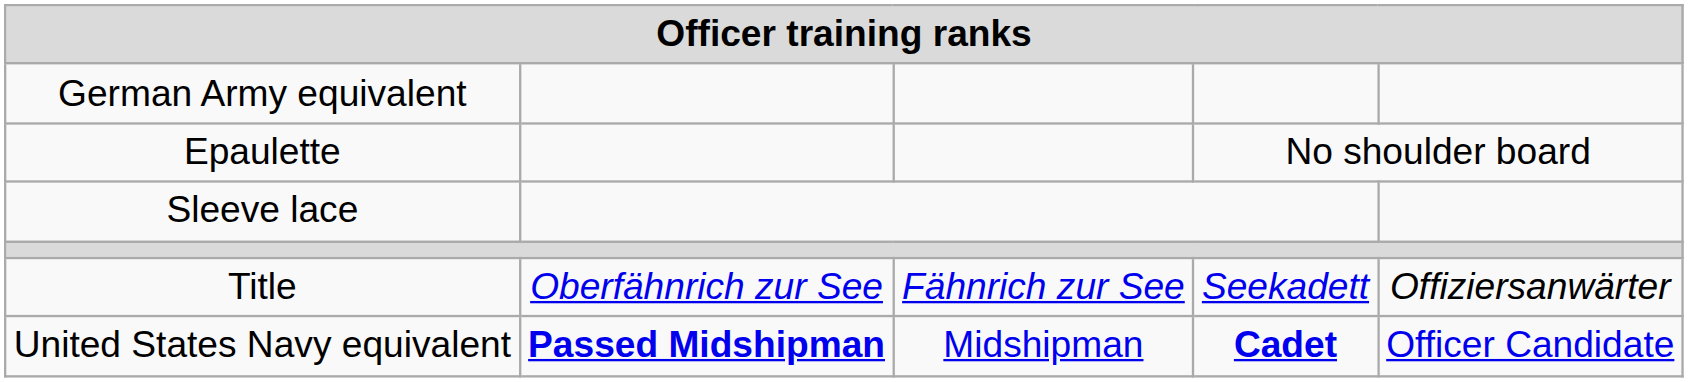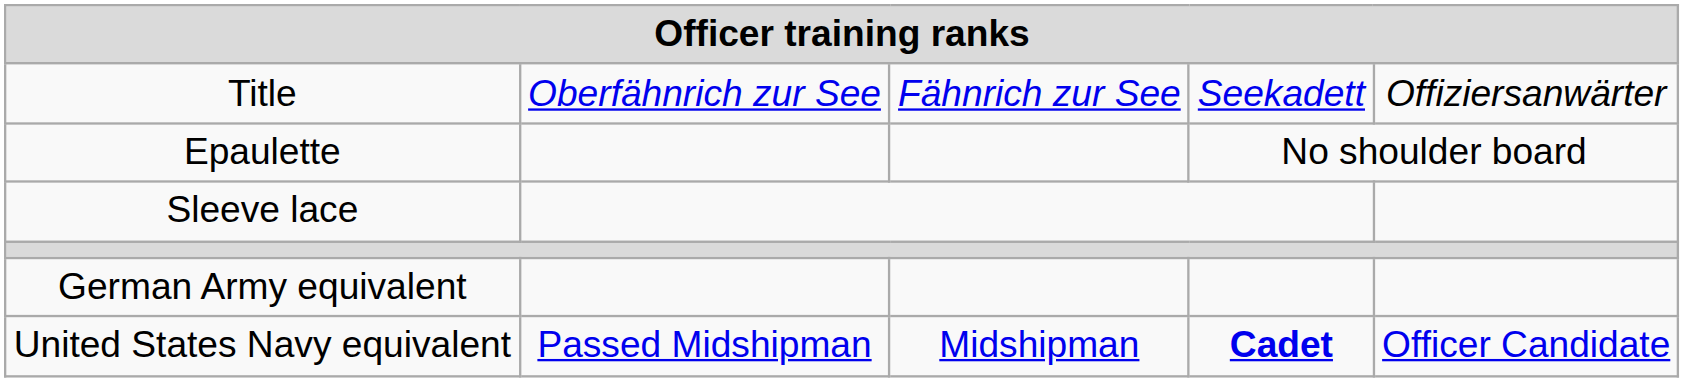rows swapped: (262, 286) <-> (262, 92)
(707, 345) bold -> (705, 345) normal
